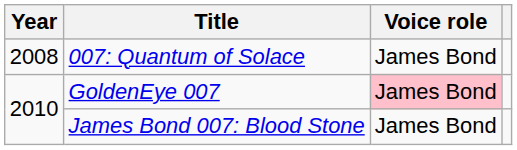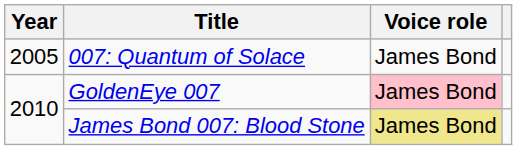(34, 56) 2008 -> (34, 56) 2005
(436, 126) no background -> (436, 126) khaki background
